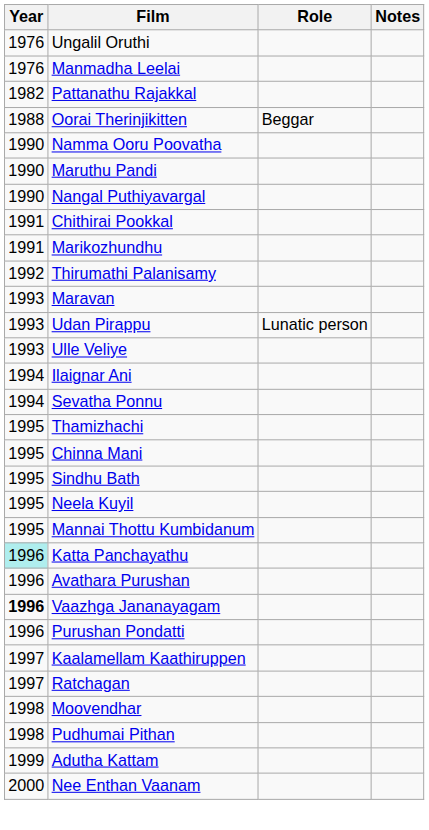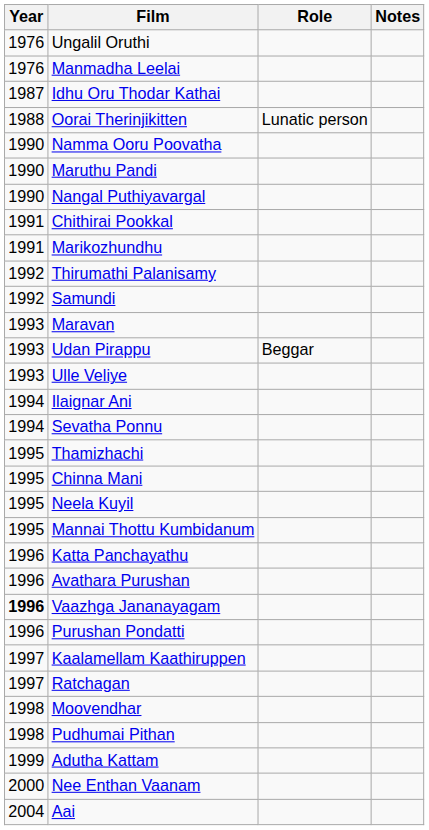- row: (124, 94)
+ row: (136, 94)
(288, 119) Beggar -> (315, 119) Lunatic person
+ row: (84, 299)
(315, 324) Lunatic person -> (288, 350) Beggar
- row: (96, 478)
(26, 555) paleturquoise background -> (26, 555) no background
+ row: (63, 811)
